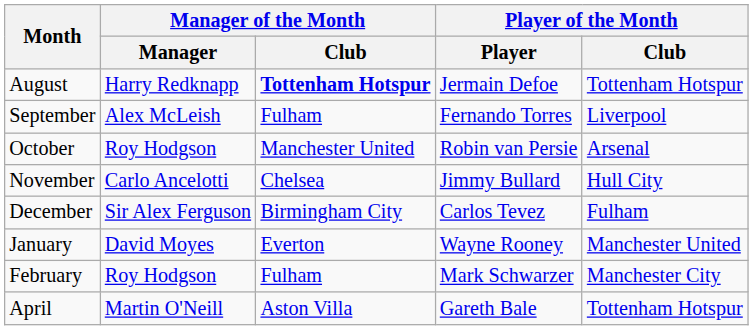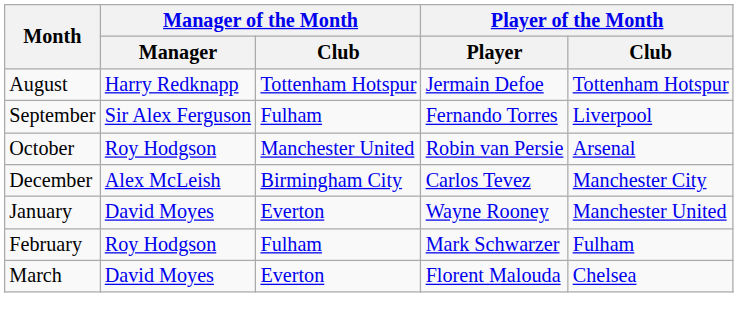(345, 84) bold -> (338, 84) normal
(163, 116) Alex McLeish -> (178, 116) Sir Alex Ferguson
- row: (52, 180)
(178, 212) Sir Alex Ferguson -> (163, 180) Alex McLeish
(618, 212) Fulham -> (640, 180) Manchester City
(654, 276) Manchester City -> (603, 244) Fulham
+ row: (36, 276)
- row: (31, 308)
